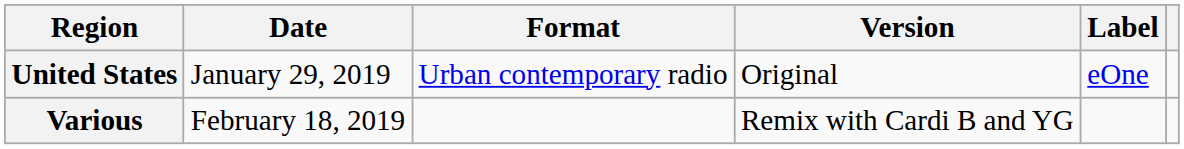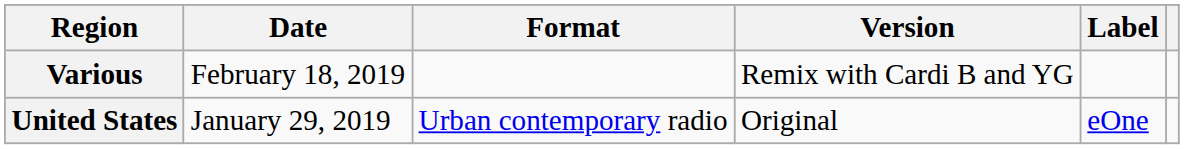rows swapped: (95, 73) <-> (95, 119)
